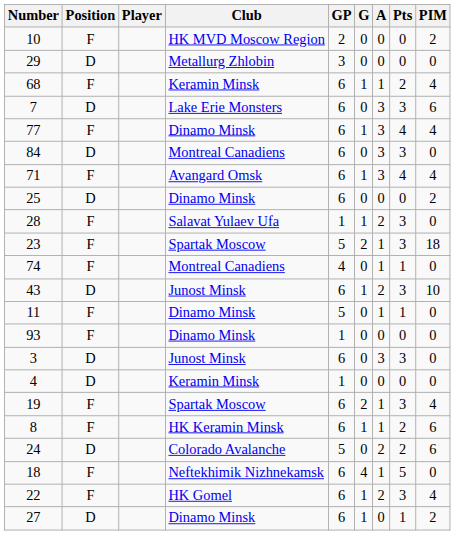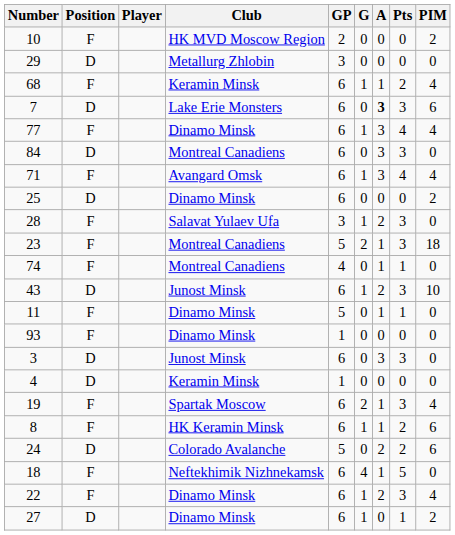(381, 107) normal -> (381, 107) bold
(342, 221) 1 -> (342, 221) 3
(217, 244) Spartak Moscow -> (227, 244) Montreal Canadiens
(200, 495) HK Gomel -> (212, 495) Dinamo Minsk
